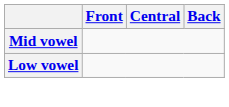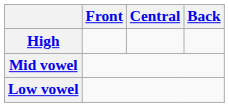+ row: (43, 41)
